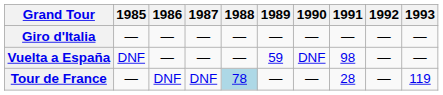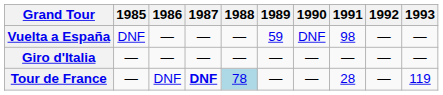rows swapped: (59, 57) <-> (59, 36)
(203, 79) normal -> (203, 79) bold
